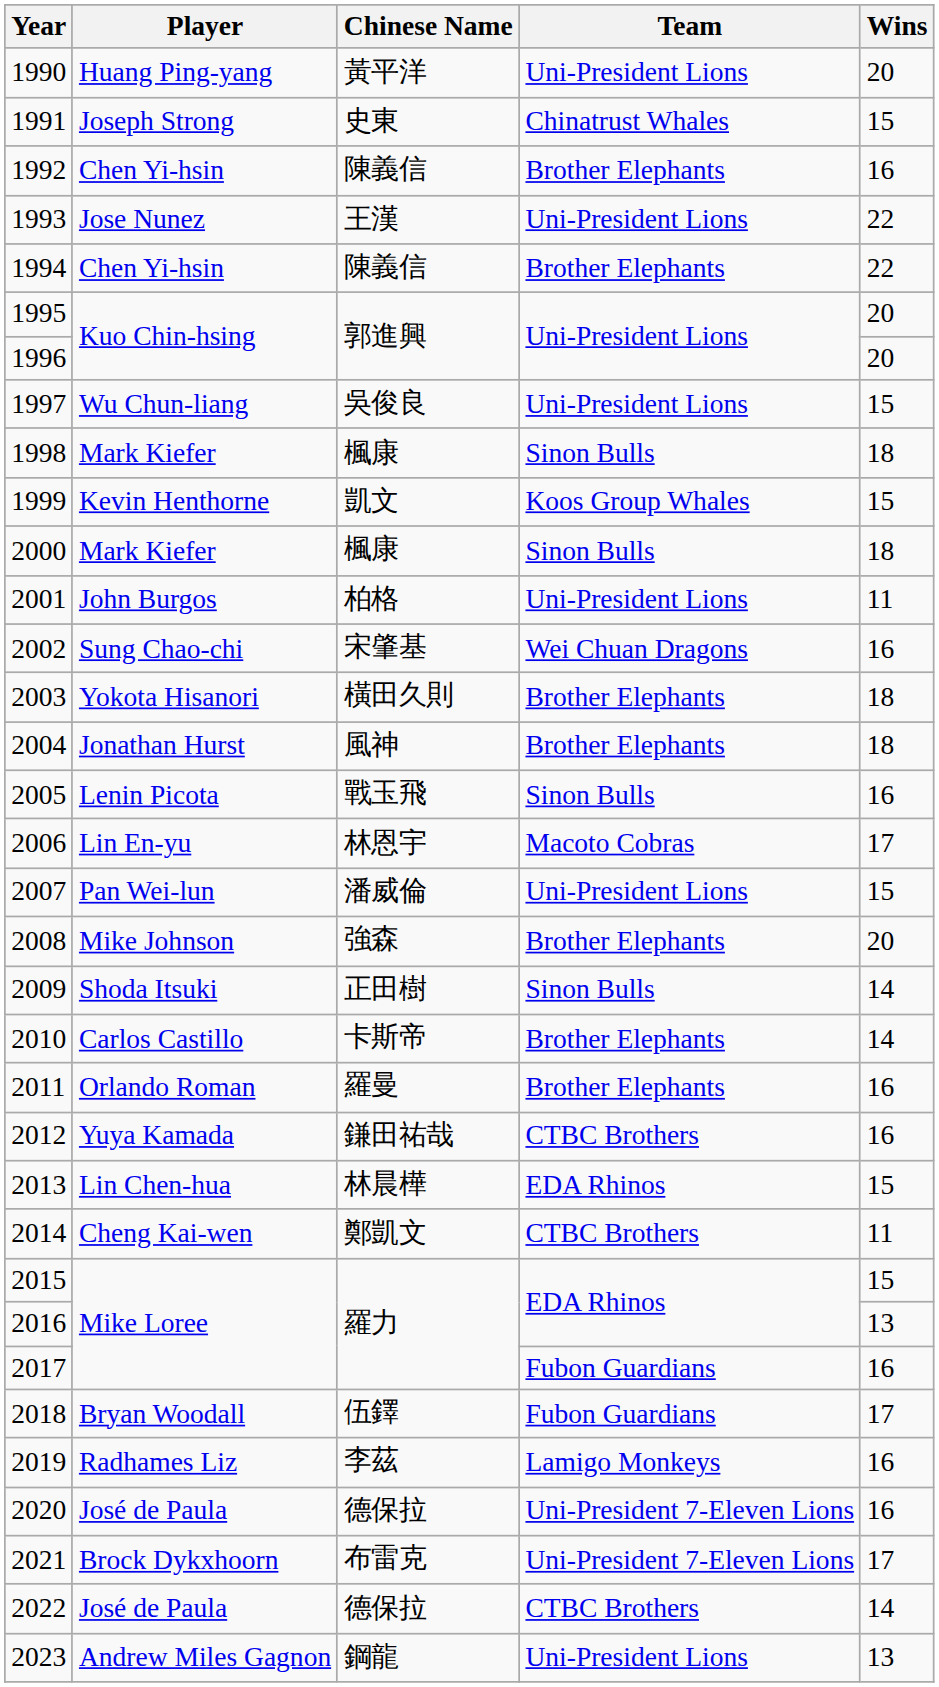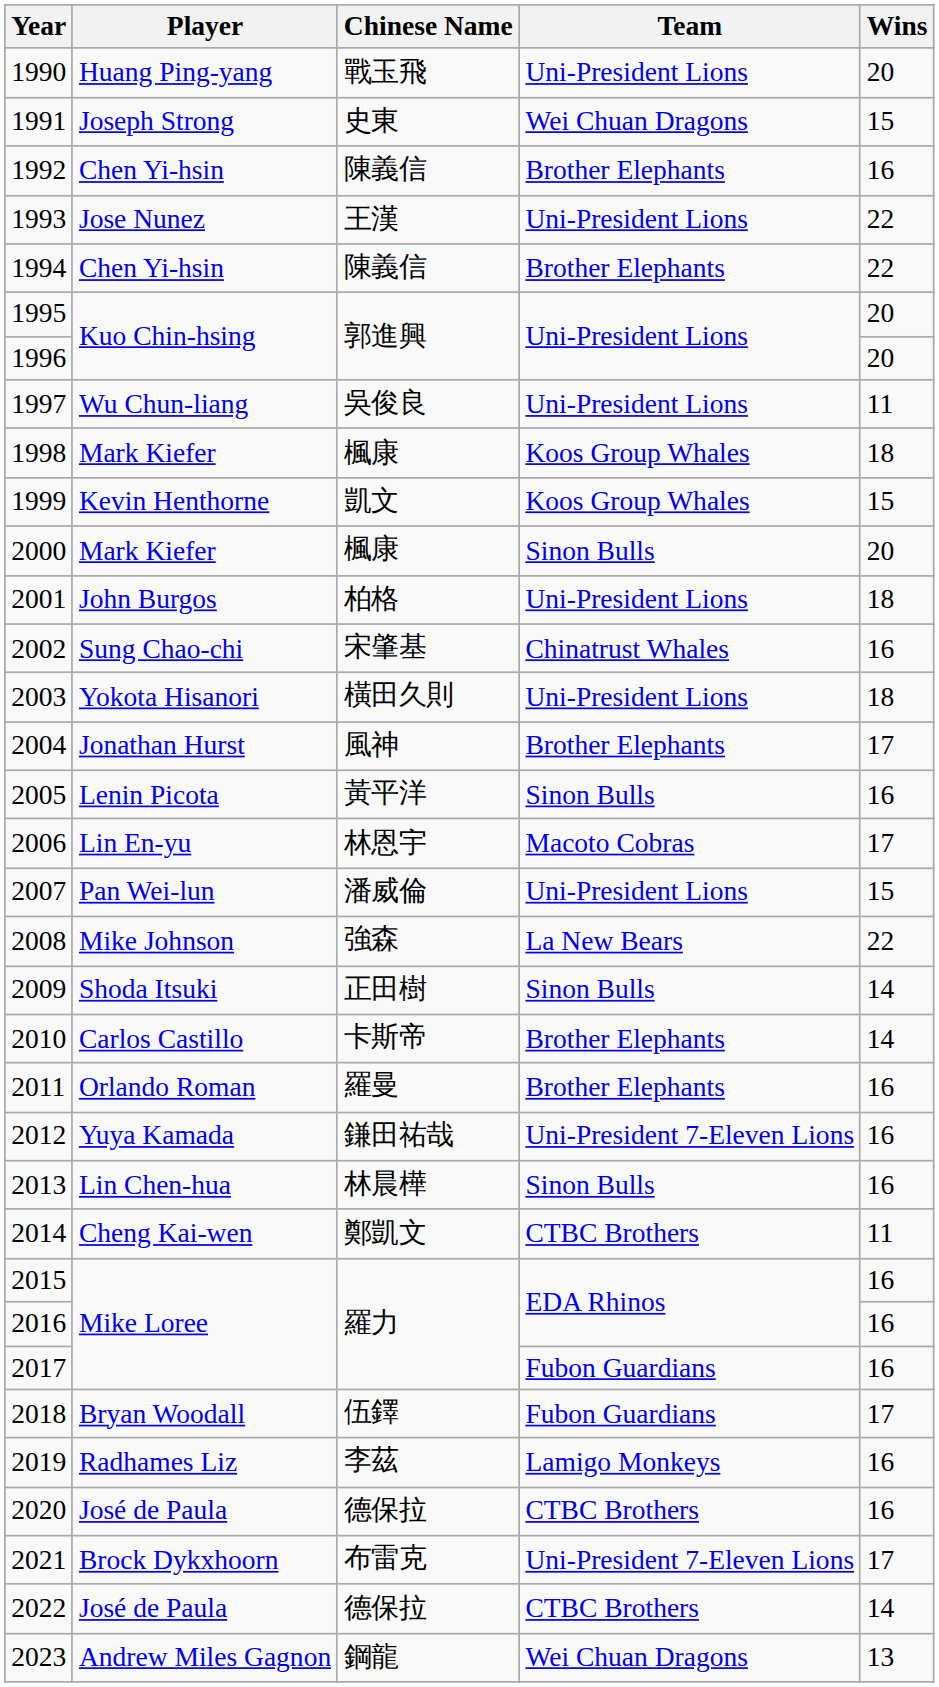(385, 71) 黃平洋 -> (385, 71) 戰玉飛
(627, 121) Chinatrust Whales -> (637, 121) Wei Chuan Dragons
(881, 403) 15 -> (880, 403) 11
(590, 452) Sinon Bulls -> (638, 452) Koos Group Whales
(881, 550) 18 -> (881, 550) 20
(880, 599) 11 -> (881, 599) 18
(637, 647) Wei Chuan Dragons -> (627, 647) Chinatrust Whales
(625, 696) Brother Elephants -> (637, 696) Uni-President Lions
(881, 745) 18 -> (881, 745) 17
(385, 793) 戰玉飛 -> (385, 793) 黃平洋
(625, 940) Brother Elephants -> (604, 940) La New Bears
(881, 940) 20 -> (881, 940) 22
(612, 1135) CTBC Brothers -> (690, 1135) Uni-President 7-Eleven Lions
(595, 1184) EDA Rhinos -> (590, 1184) Sinon Bulls
(881, 1184) 15 -> (881, 1184) 16
(881, 1279) 15 -> (881, 1279) 16
(881, 1323) 13 -> (881, 1323) 16
(690, 1510) Uni-President 7-Eleven Lions -> (612, 1510) CTBC Brothers
(637, 1657) Uni-President Lions -> (637, 1657) Wei Chuan Dragons
